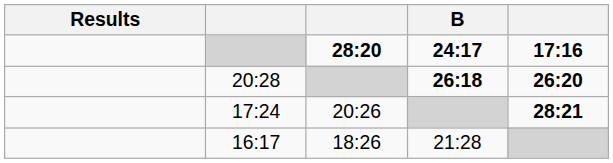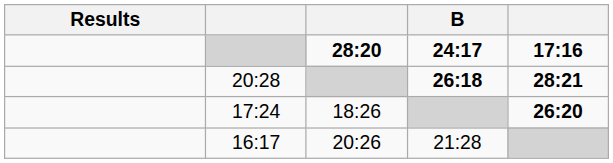(558, 81) 26:20 -> (558, 81) 28:21
(357, 111) 20:26 -> (357, 111) 18:26
(558, 111) 28:21 -> (558, 111) 26:20
(357, 142) 18:26 -> (357, 142) 20:26
